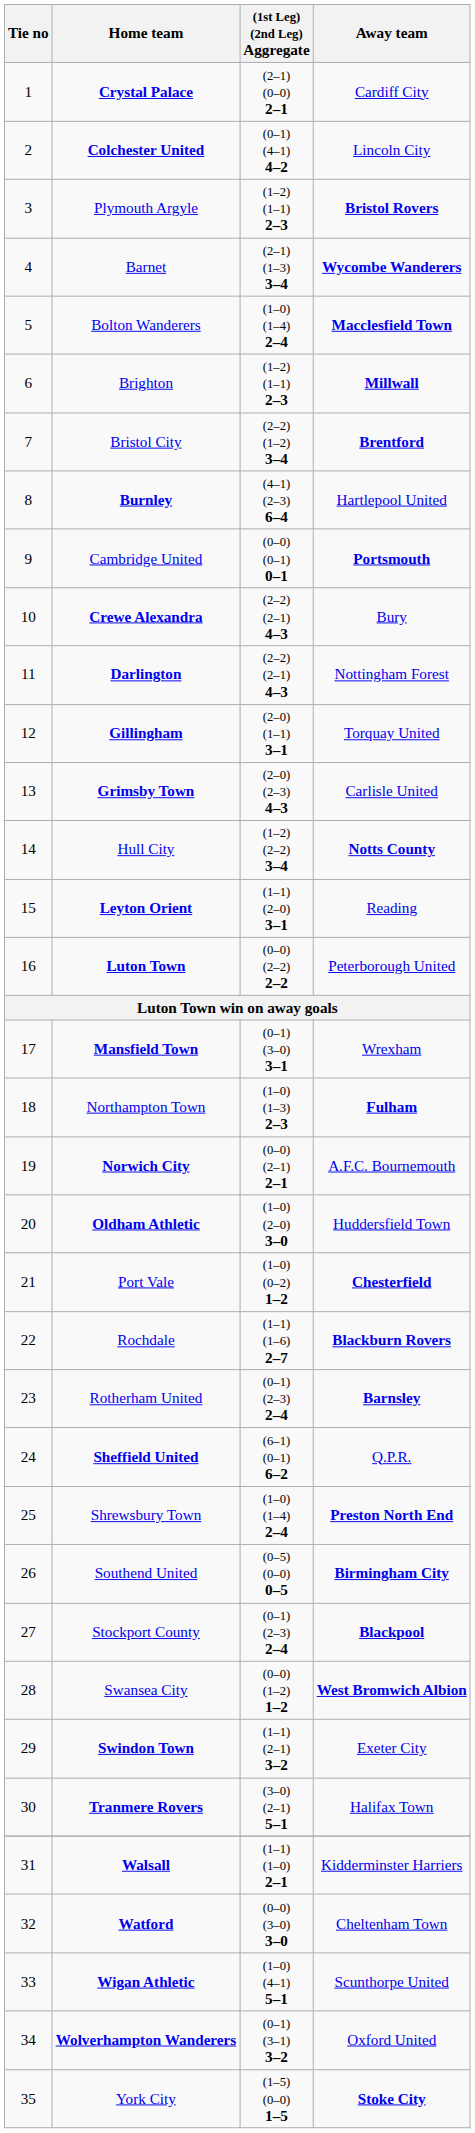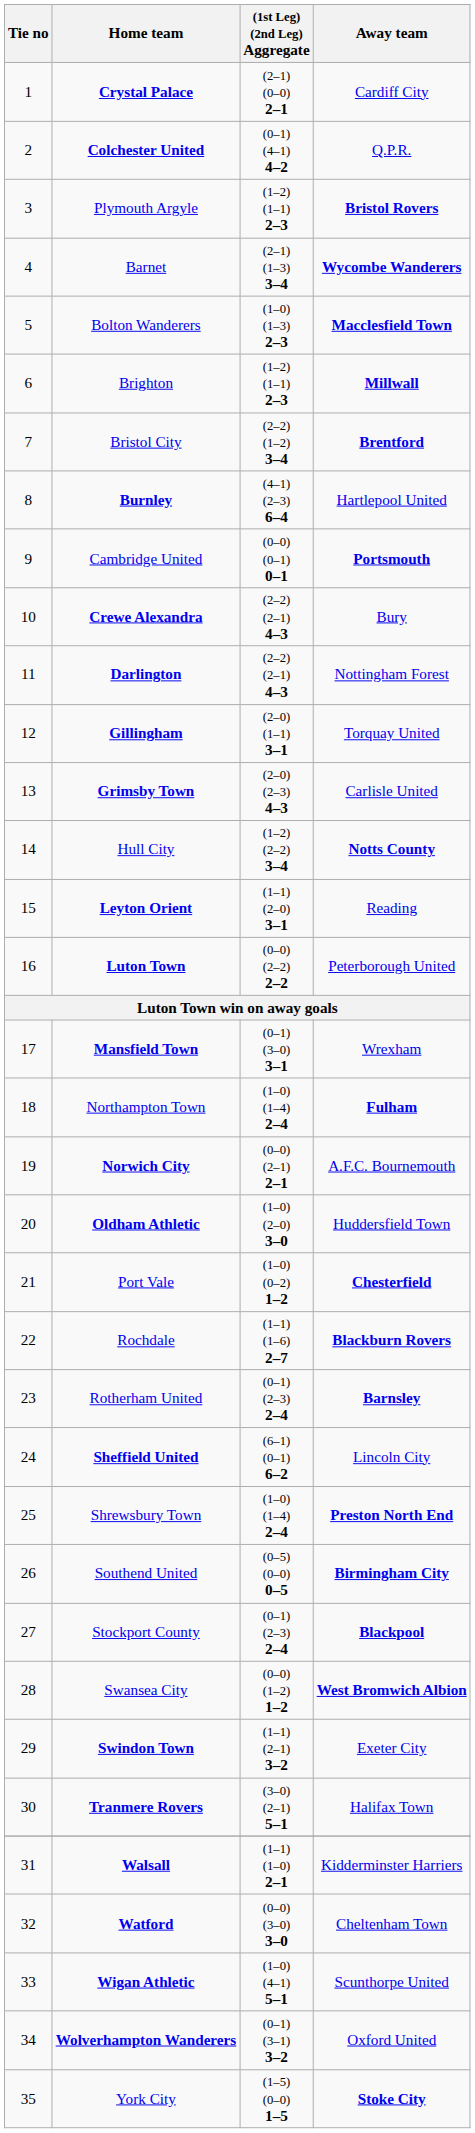(392, 150) Lincoln City -> (392, 150) Q.P.R.
(276, 326) (1–0) (1–4) 2–4 -> (276, 326) (1–0) (1–3) 2–3
(276, 1108) (1–0) (1–3) 2–3 -> (276, 1108) (1–0) (1–4) 2–4
(392, 1457) Q.P.R. -> (392, 1457) Lincoln City
